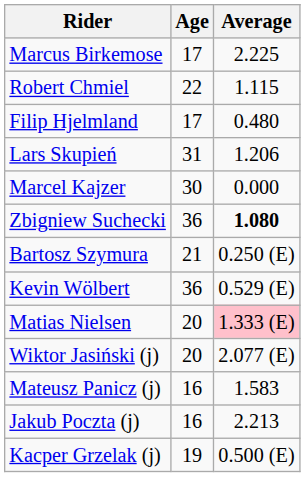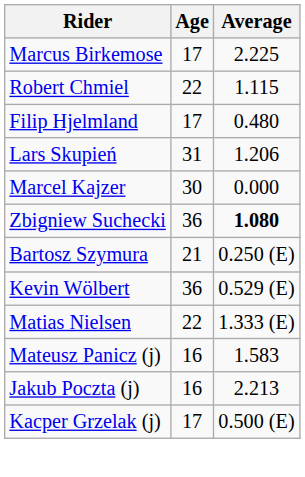(192, 321) 20 -> (192, 321) 22
(256, 321) pink background -> (256, 321) no background
- row: (84, 354)
(192, 454) 19 -> (192, 421) 17
